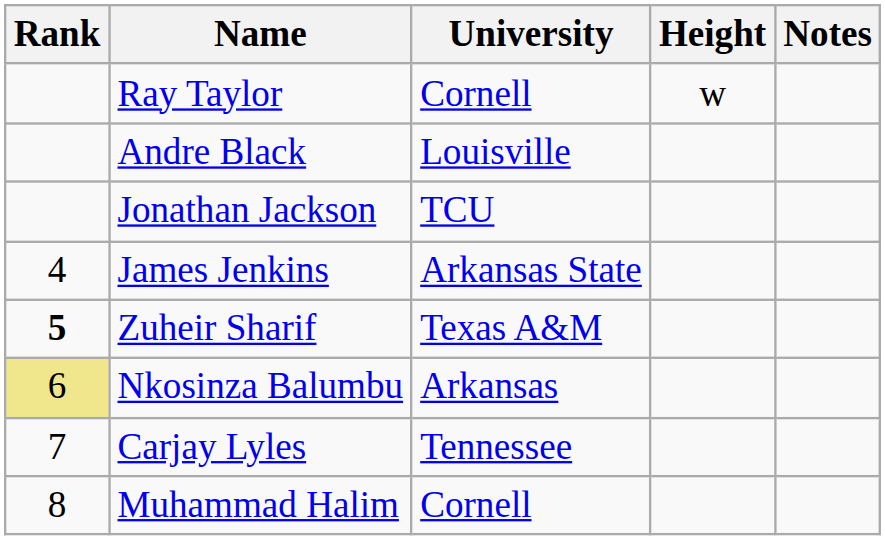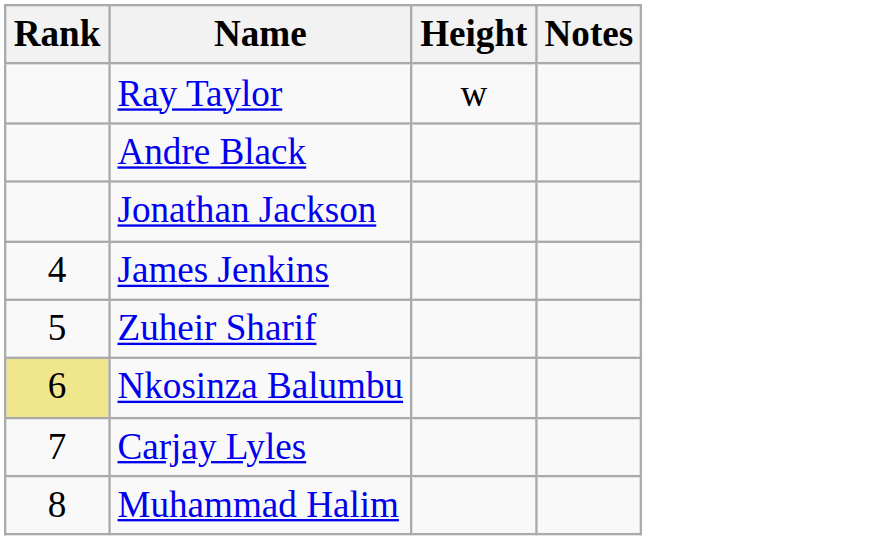- column: (531, 33)
(57, 328) bold -> (57, 328) normal
